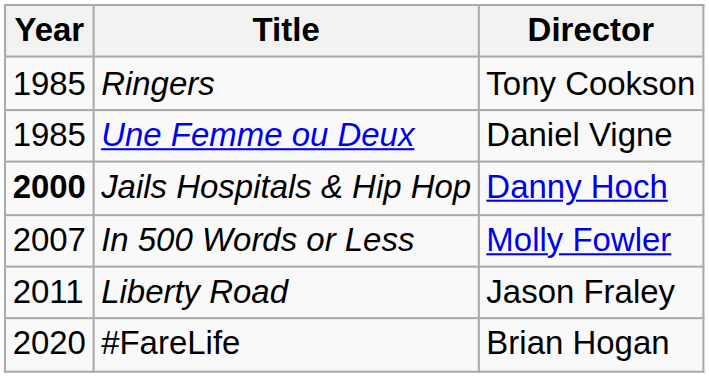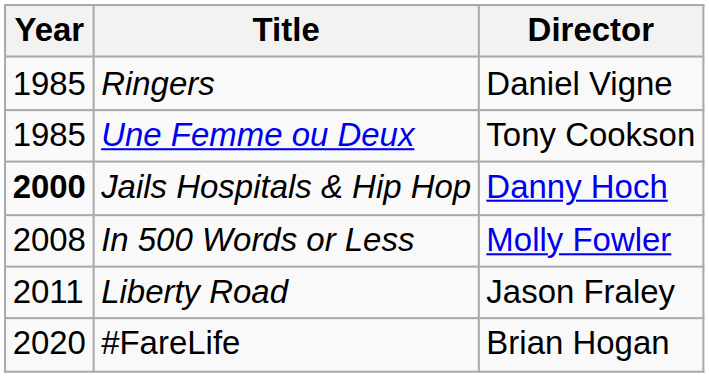(591, 82) Tony Cookson -> (580, 82) Daniel Vigne
(580, 135) Daniel Vigne -> (591, 135) Tony Cookson
(49, 239) 2007 -> (49, 239) 2008
